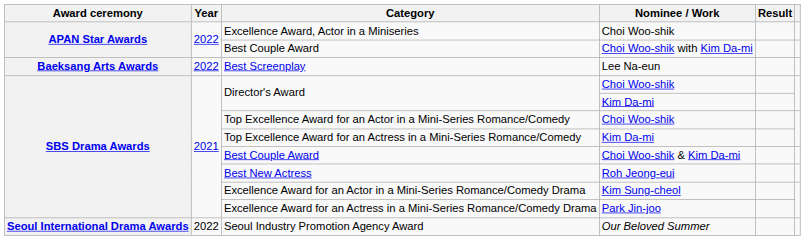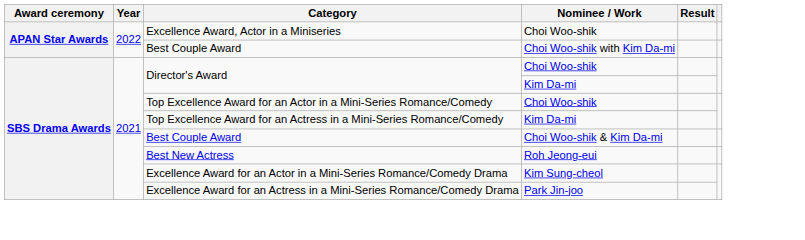- row: (265, 66)
- row: (324, 226)
